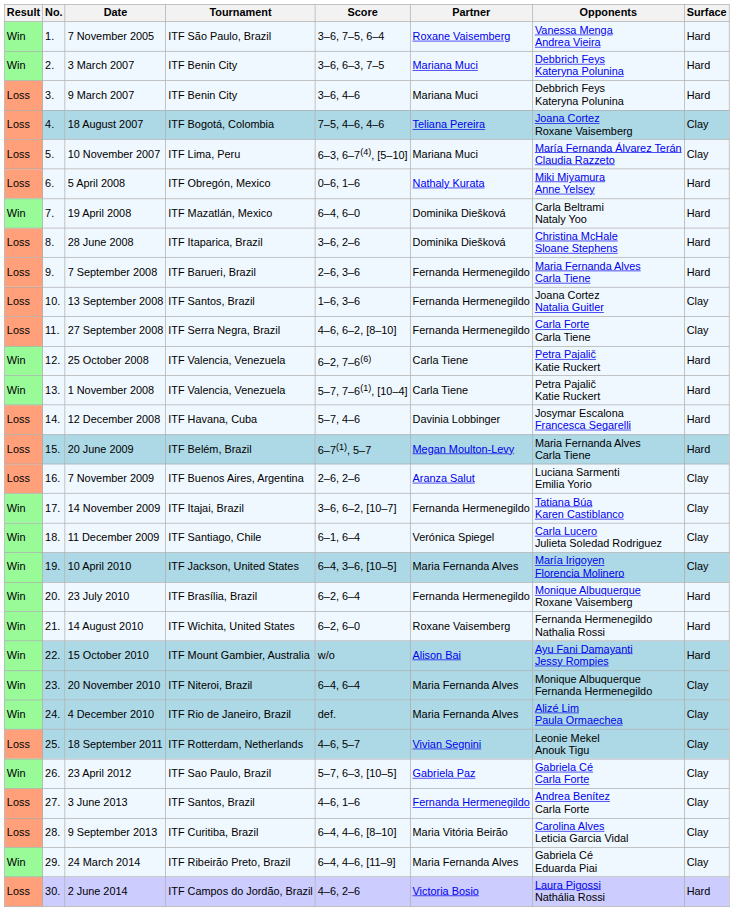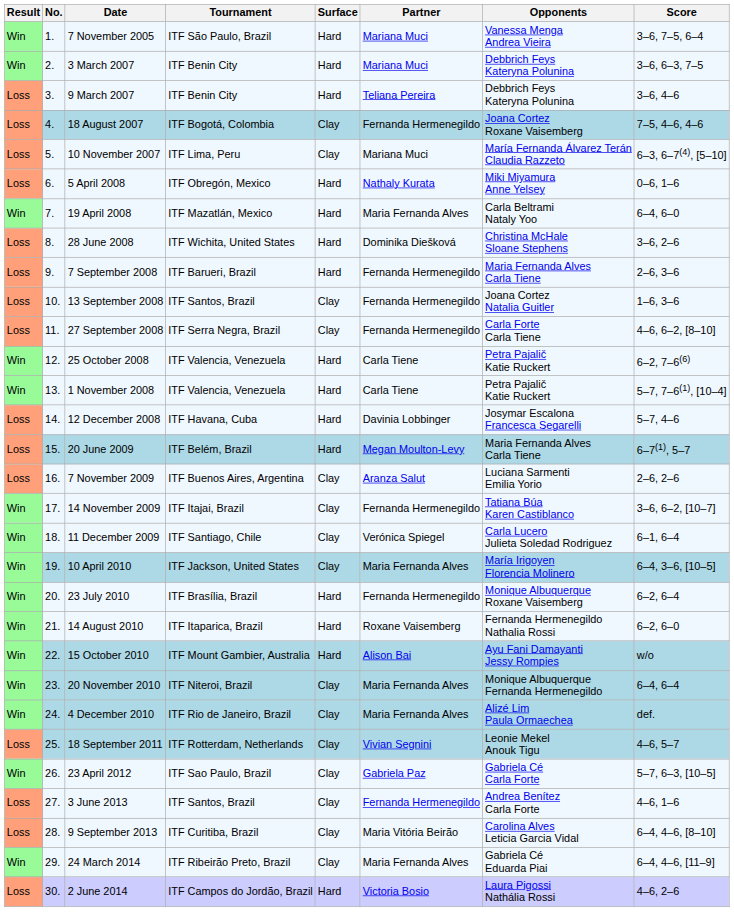columns swapped: (707, 13) <-> (363, 13)
(461, 36) Roxane Vaisemberg -> (395, 36) Mariana Muci
(445, 95) Mariana Muci -> (399, 95) Teliana Pereira
(449, 124) Teliana Pereira -> (421, 124) Fernanda Hermenegildo
(459, 213) Dominika Diešková -> (416, 213) Maria Fernanda Alves
(215, 242) ITF Itaparica, Brazil -> (231, 242) ITF Wichita, United States
(231, 626) ITF Wichita, United States -> (215, 626) ITF Itaparica, Brazil
